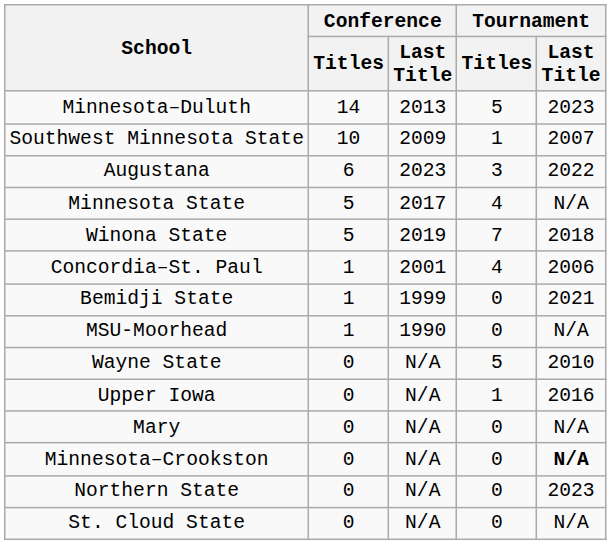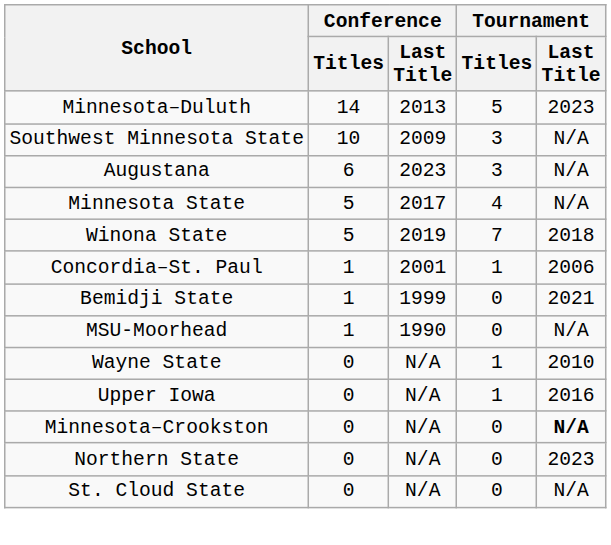(497, 139) 1 -> (497, 139) 3
(571, 139) 2007 -> (571, 139) N/A
(571, 171) 2022 -> (571, 171) N/A
(497, 267) 4 -> (497, 267) 1
(497, 363) 5 -> (497, 363) 1
- row: (157, 427)
